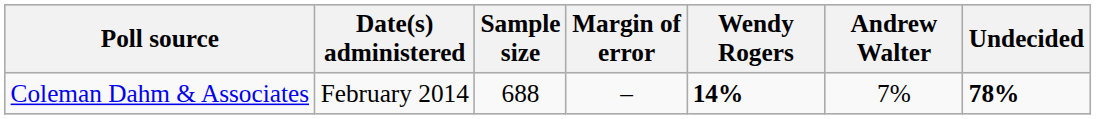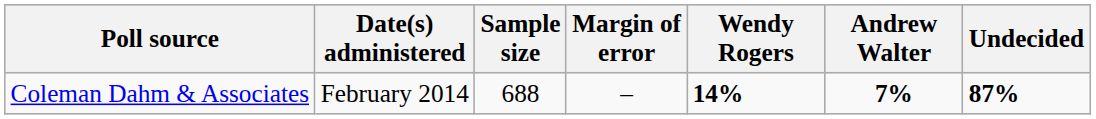(894, 93) normal -> (894, 93) bold
(994, 93) 78% -> (994, 93) 87%
